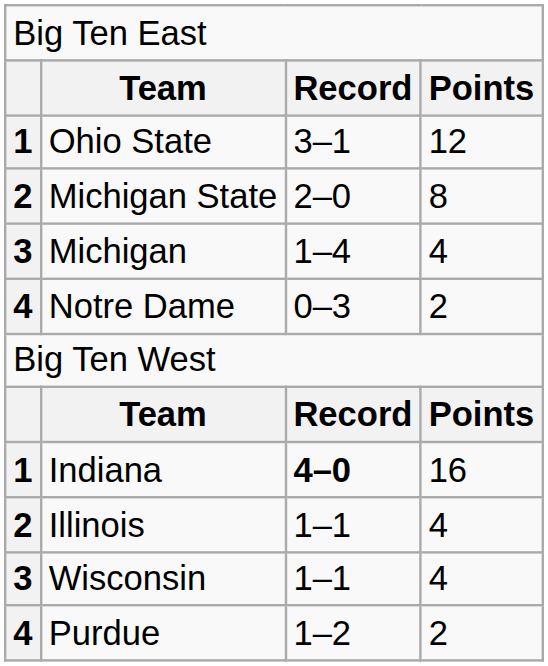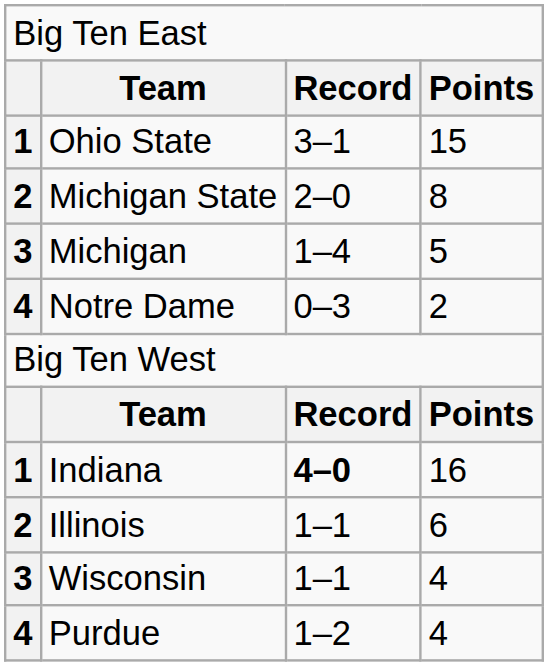(448, 142) 12 -> (448, 142) 15
(438, 251) 4 -> (438, 251) 5
(438, 524) 4 -> (438, 524) 6
(438, 633) 2 -> (438, 633) 4
